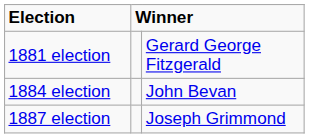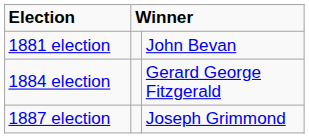(203, 54) Gerard George Fitzgerald -> (191, 45) John Bevan
(191, 91) John Bevan -> (203, 82) Gerard George Fitzgerald
